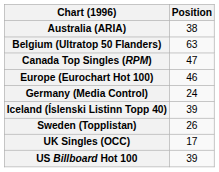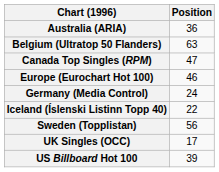(192, 28) 38 -> (192, 28) 36
(192, 110) 39 -> (192, 110) 22
(192, 126) 26 -> (192, 126) 56
